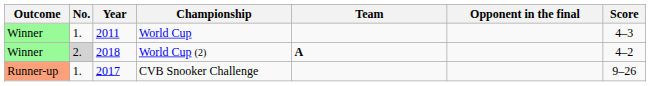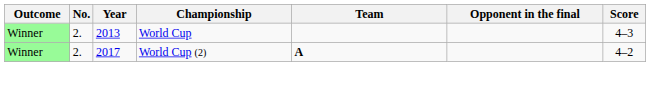(77, 33) 1. -> (77, 33) 2.
(108, 33) 2011 -> (108, 33) 2013
(77, 52) lightgrey background -> (77, 52) no background
(108, 52) 2018 -> (108, 52) 2017
- row: (199, 71)
